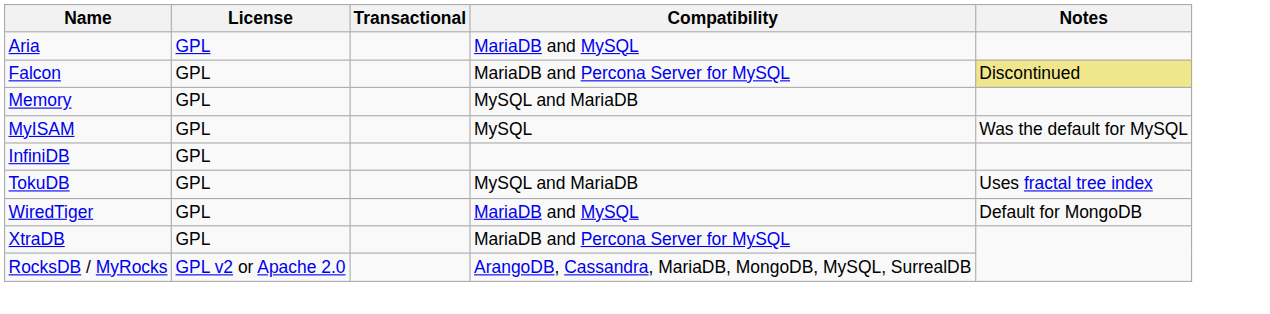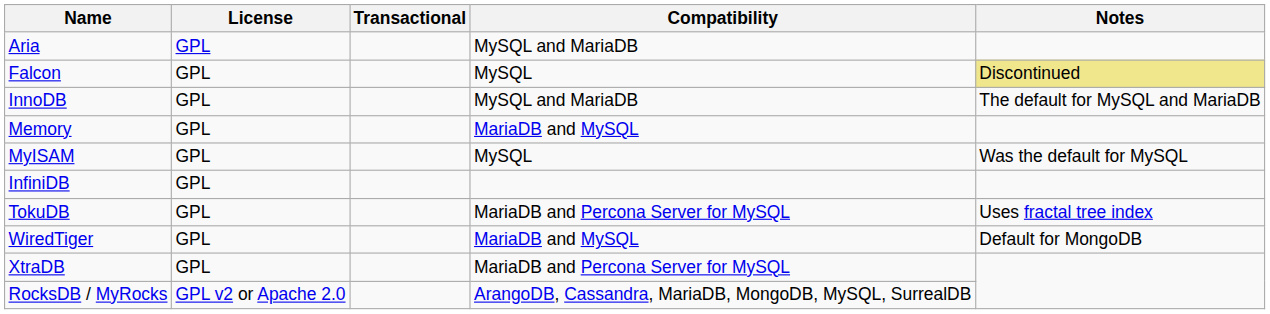(556, 45) MariaDB and MySQL -> (556, 45) MySQL and MariaDB
(632, 73) MariaDB and Percona Server for MySQL -> (503, 73) MySQL
+ row: (38, 101)
(556, 101) MySQL and MariaDB -> (556, 128) MariaDB and MySQL
(556, 184) MySQL and MariaDB -> (632, 211) MariaDB and Percona Server for MySQL
